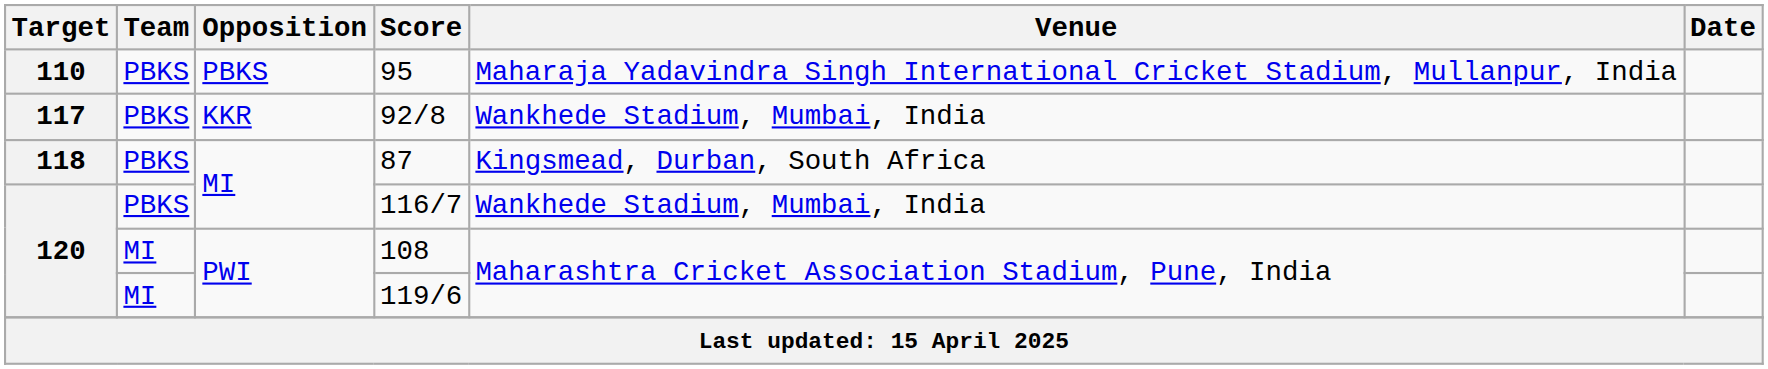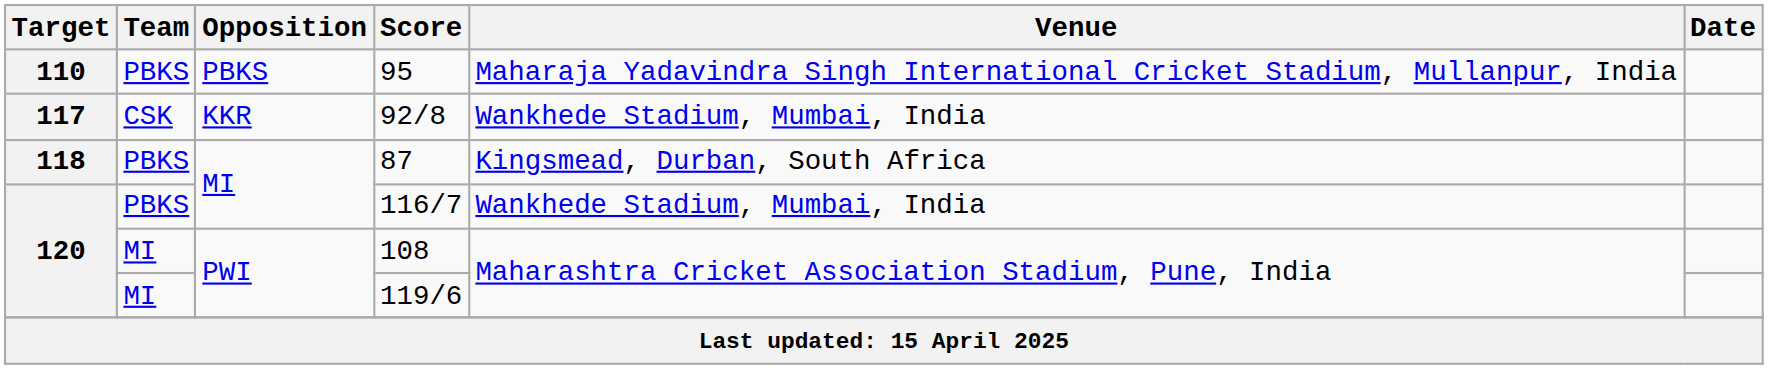(156, 117) PBKS -> (148, 117) CSK
